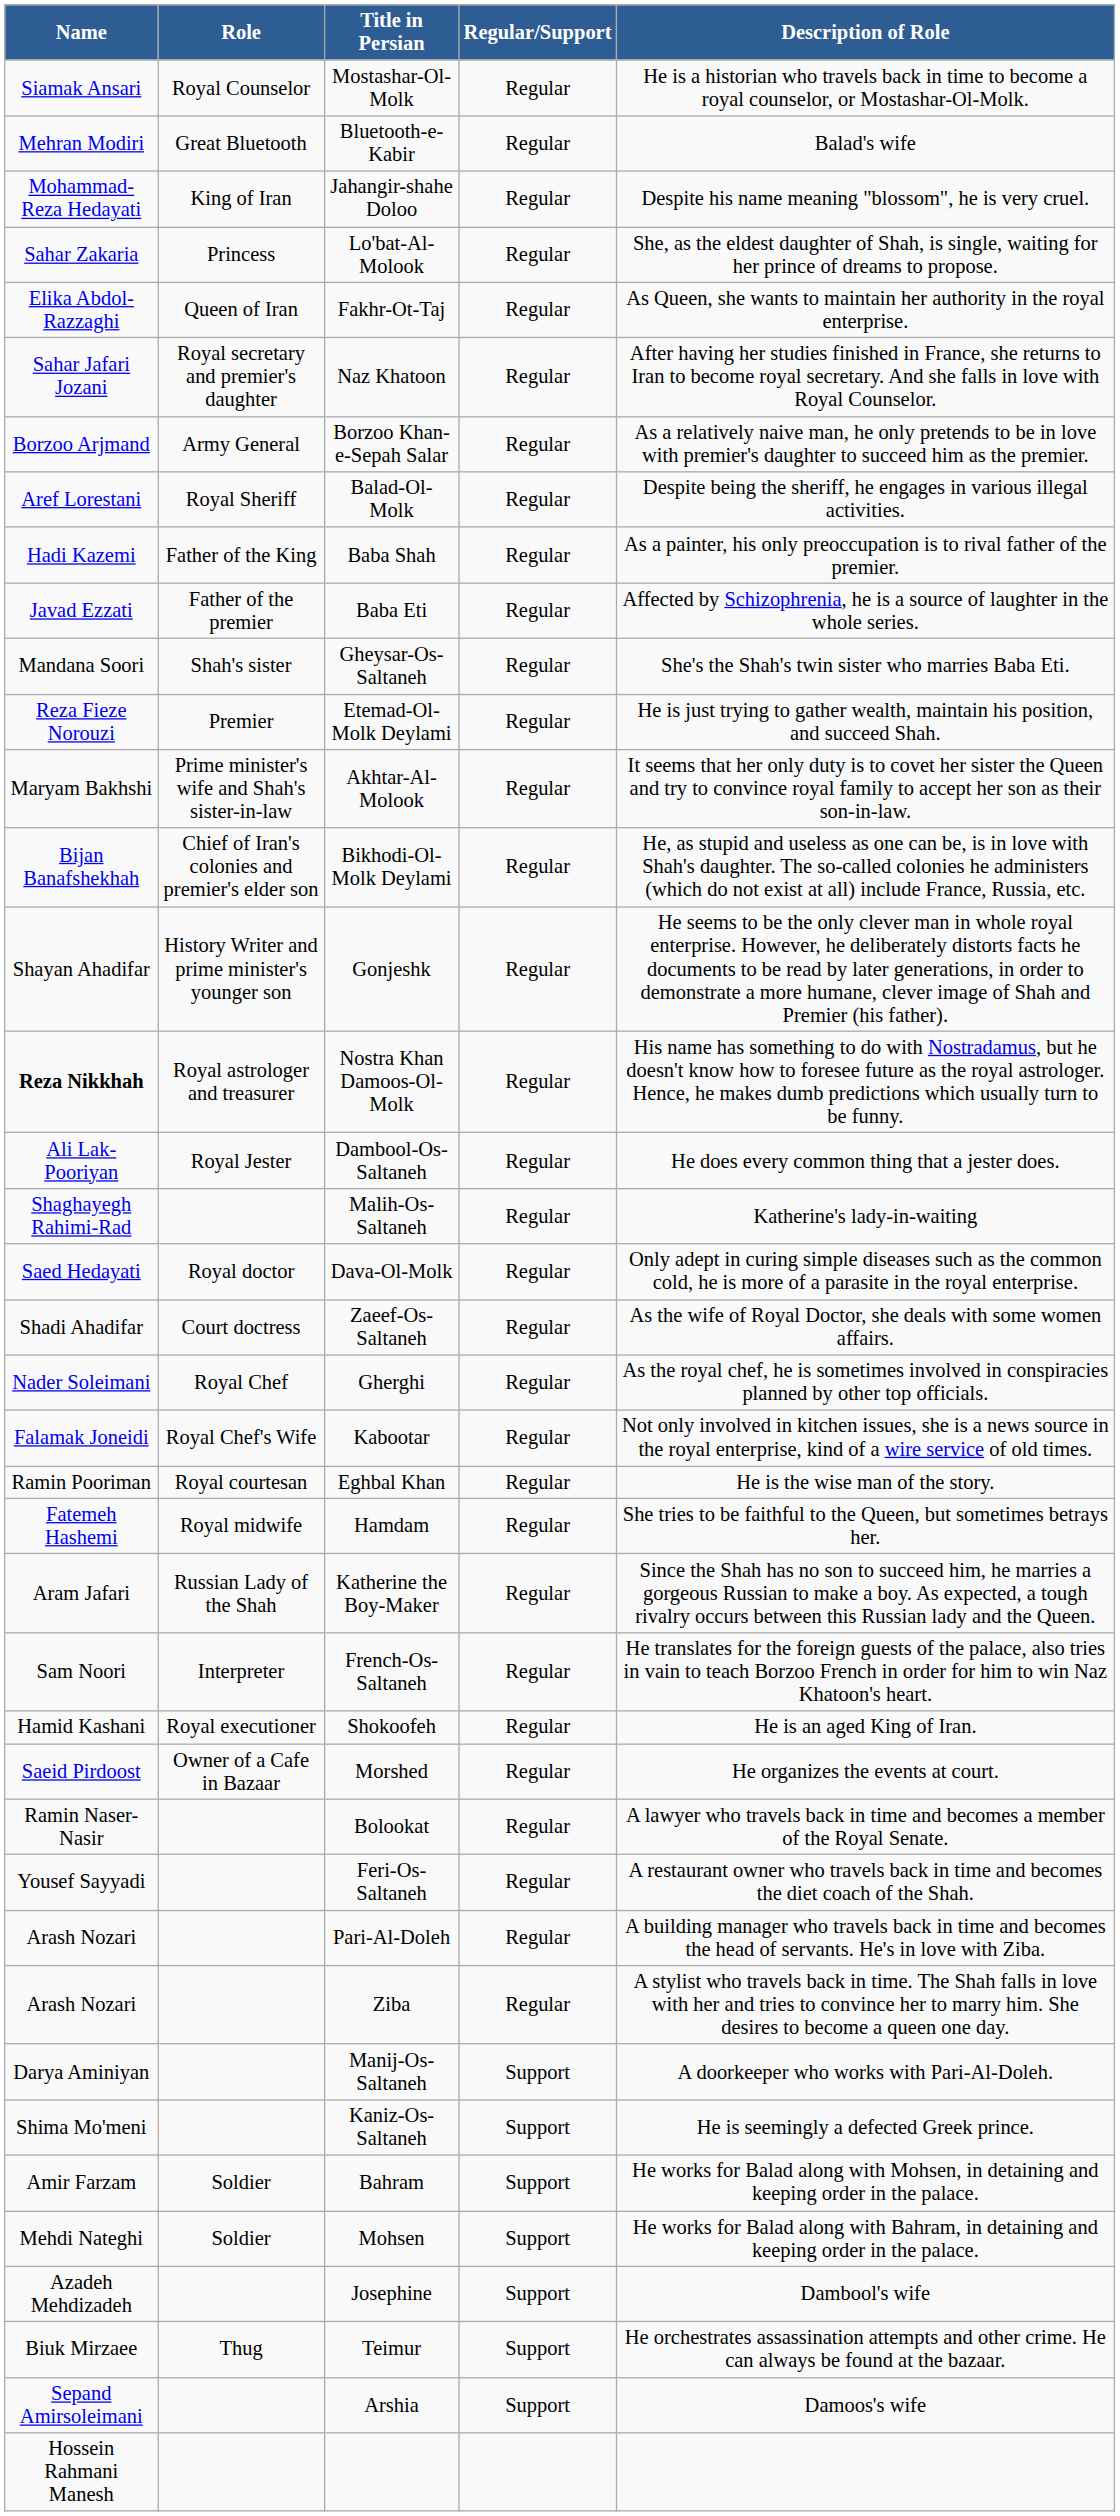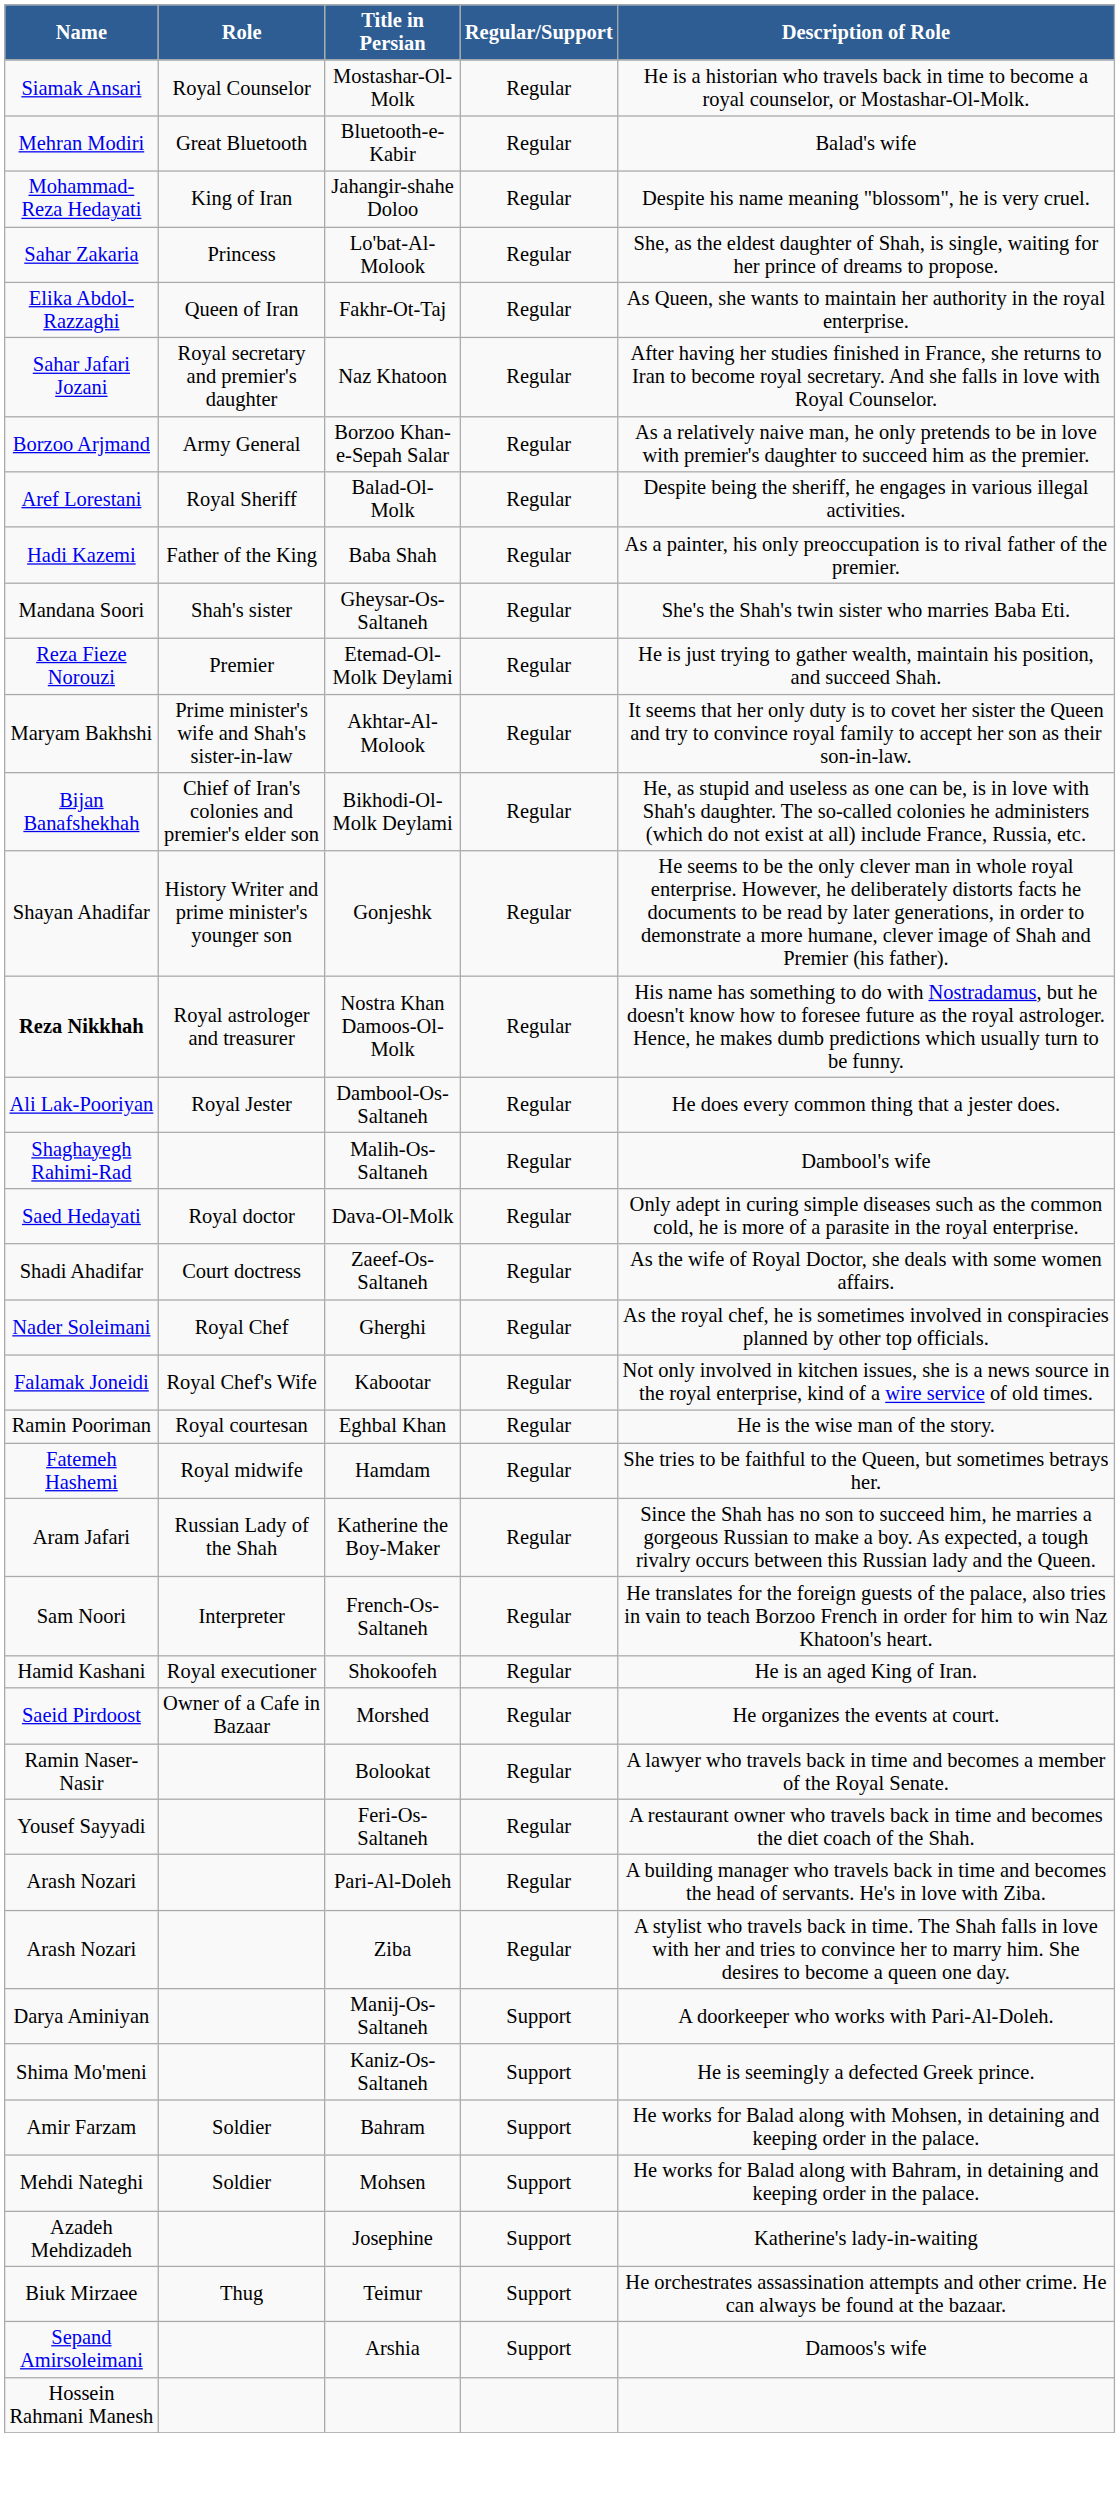- row: (392, 610)
(865, 1215) Katherine's lady-in-waiting -> (866, 1160) Dambool's wife
(865, 2293) Dambool's wife -> (866, 2238) Katherine's lady-in-waiting
